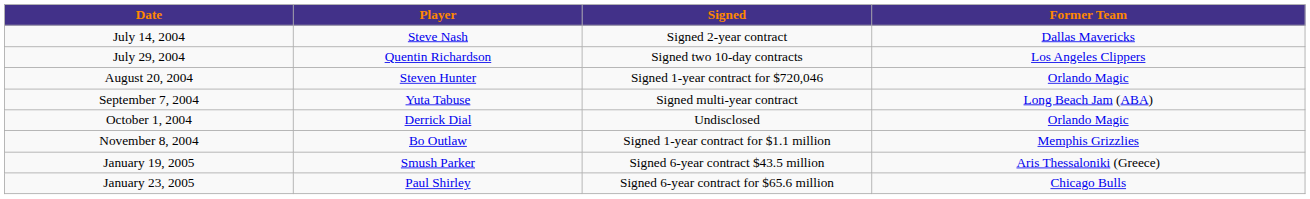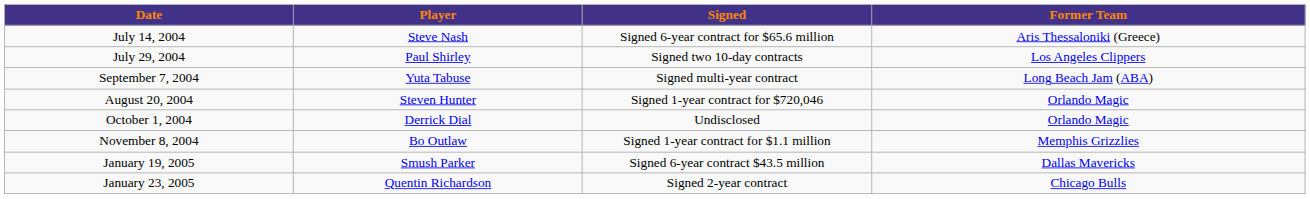(727, 36) Signed 2-year contract -> (727, 36) Signed 6-year contract for $65.6 million
(1088, 36) Dallas Mavericks -> (1088, 36) Aris Thessaloniki (Greece)
(438, 57) Quentin Richardson -> (438, 57) Paul Shirley
rows swapped: (149, 78) <-> (149, 99)
(1088, 162) Aris Thessaloniki (Greece) -> (1088, 162) Dallas Mavericks
(438, 183) Paul Shirley -> (438, 183) Quentin Richardson
(727, 183) Signed 6-year contract for $65.6 million -> (727, 183) Signed 2-year contract
